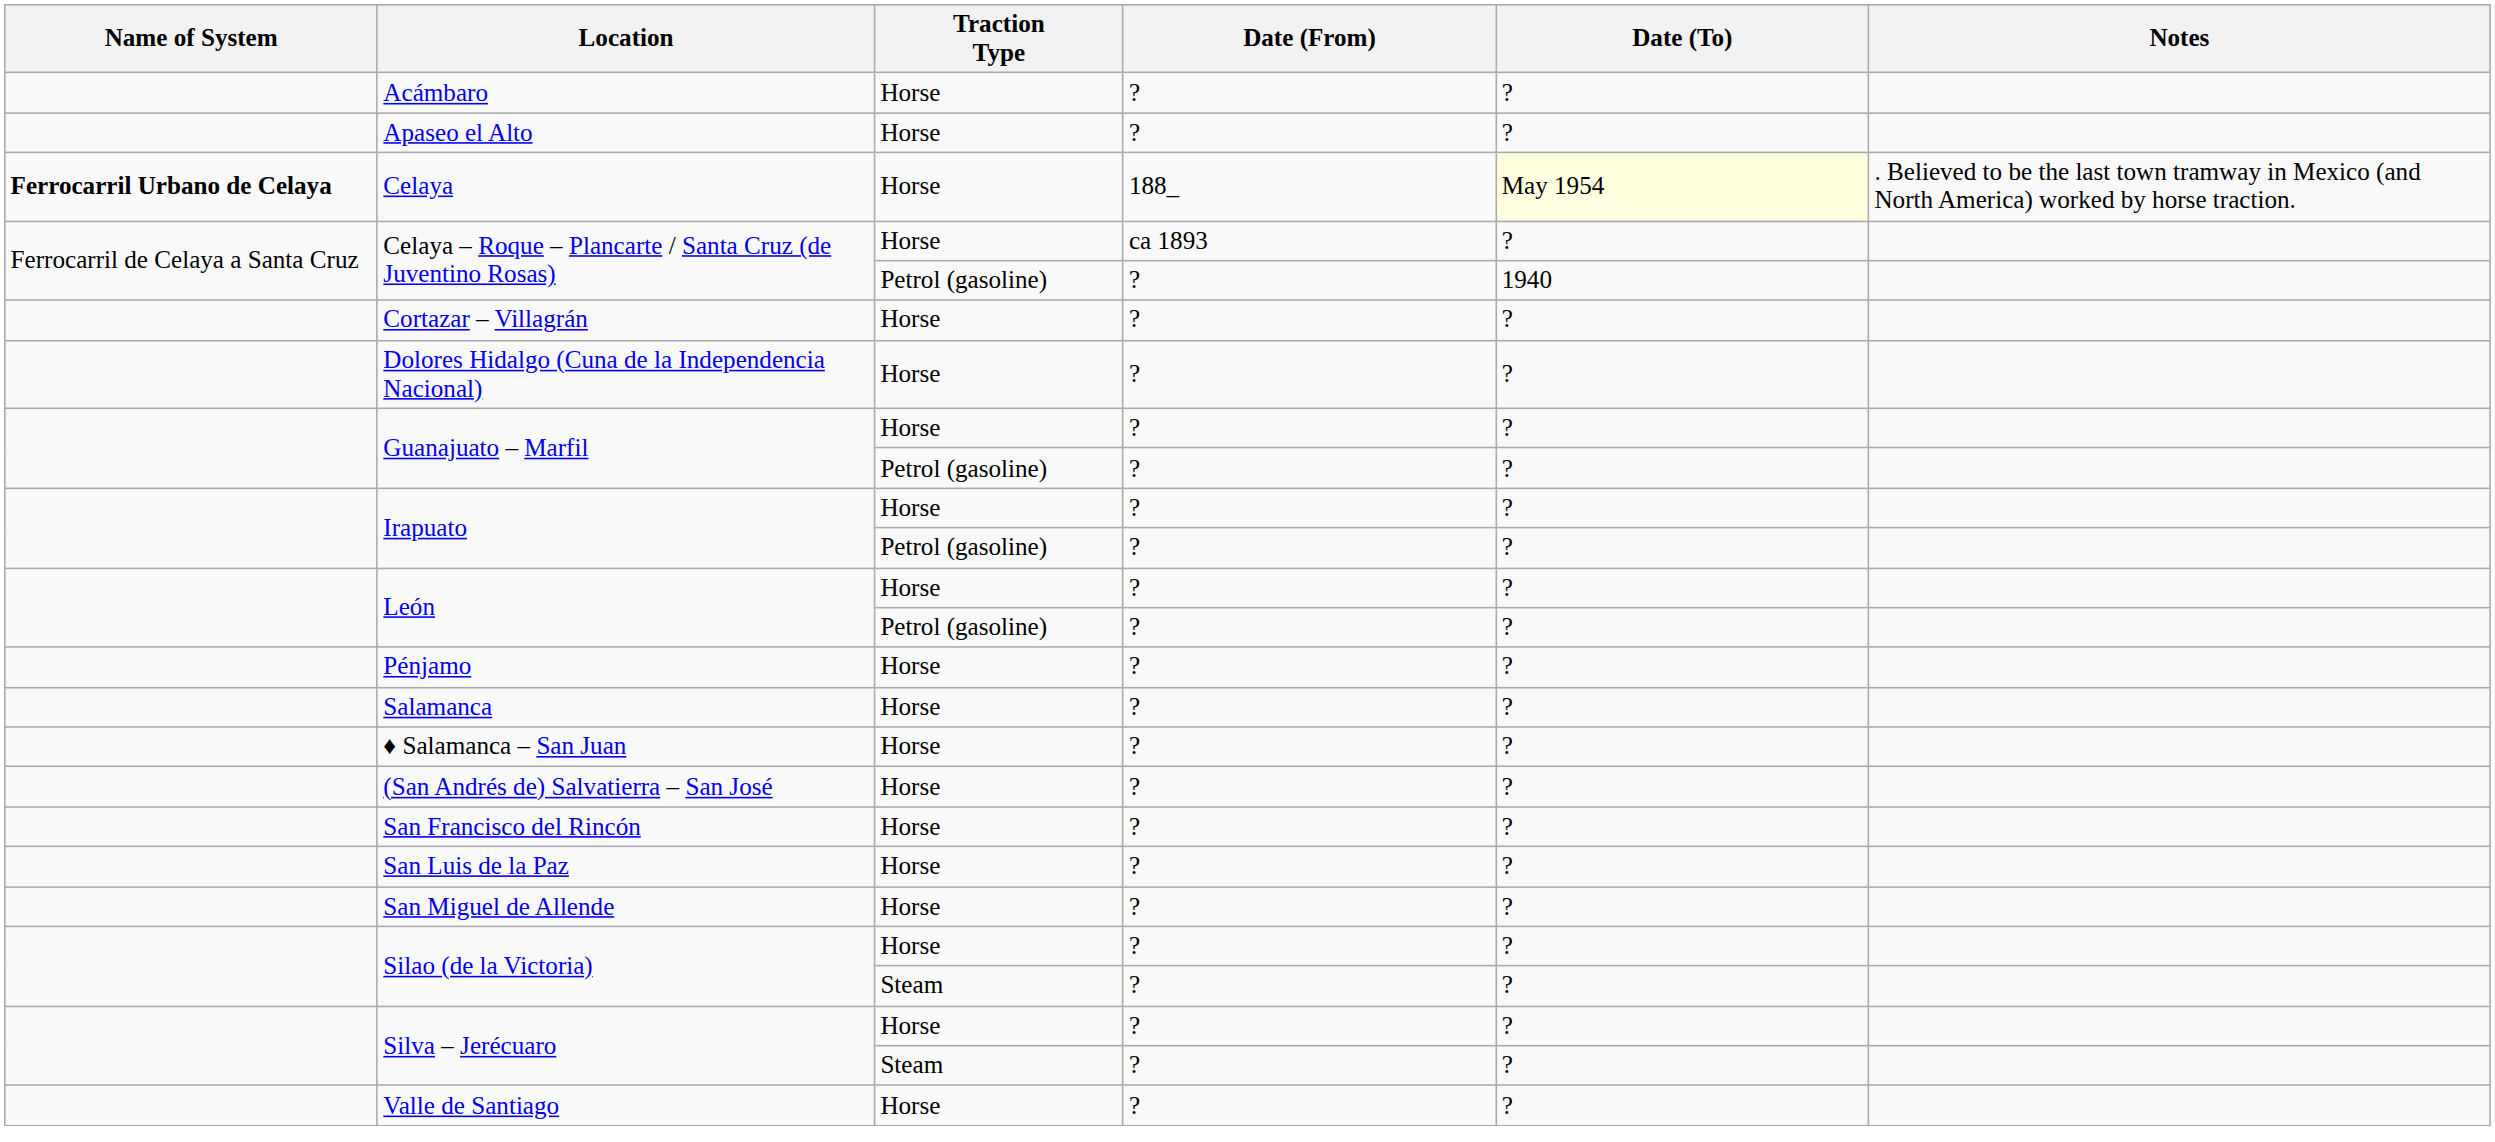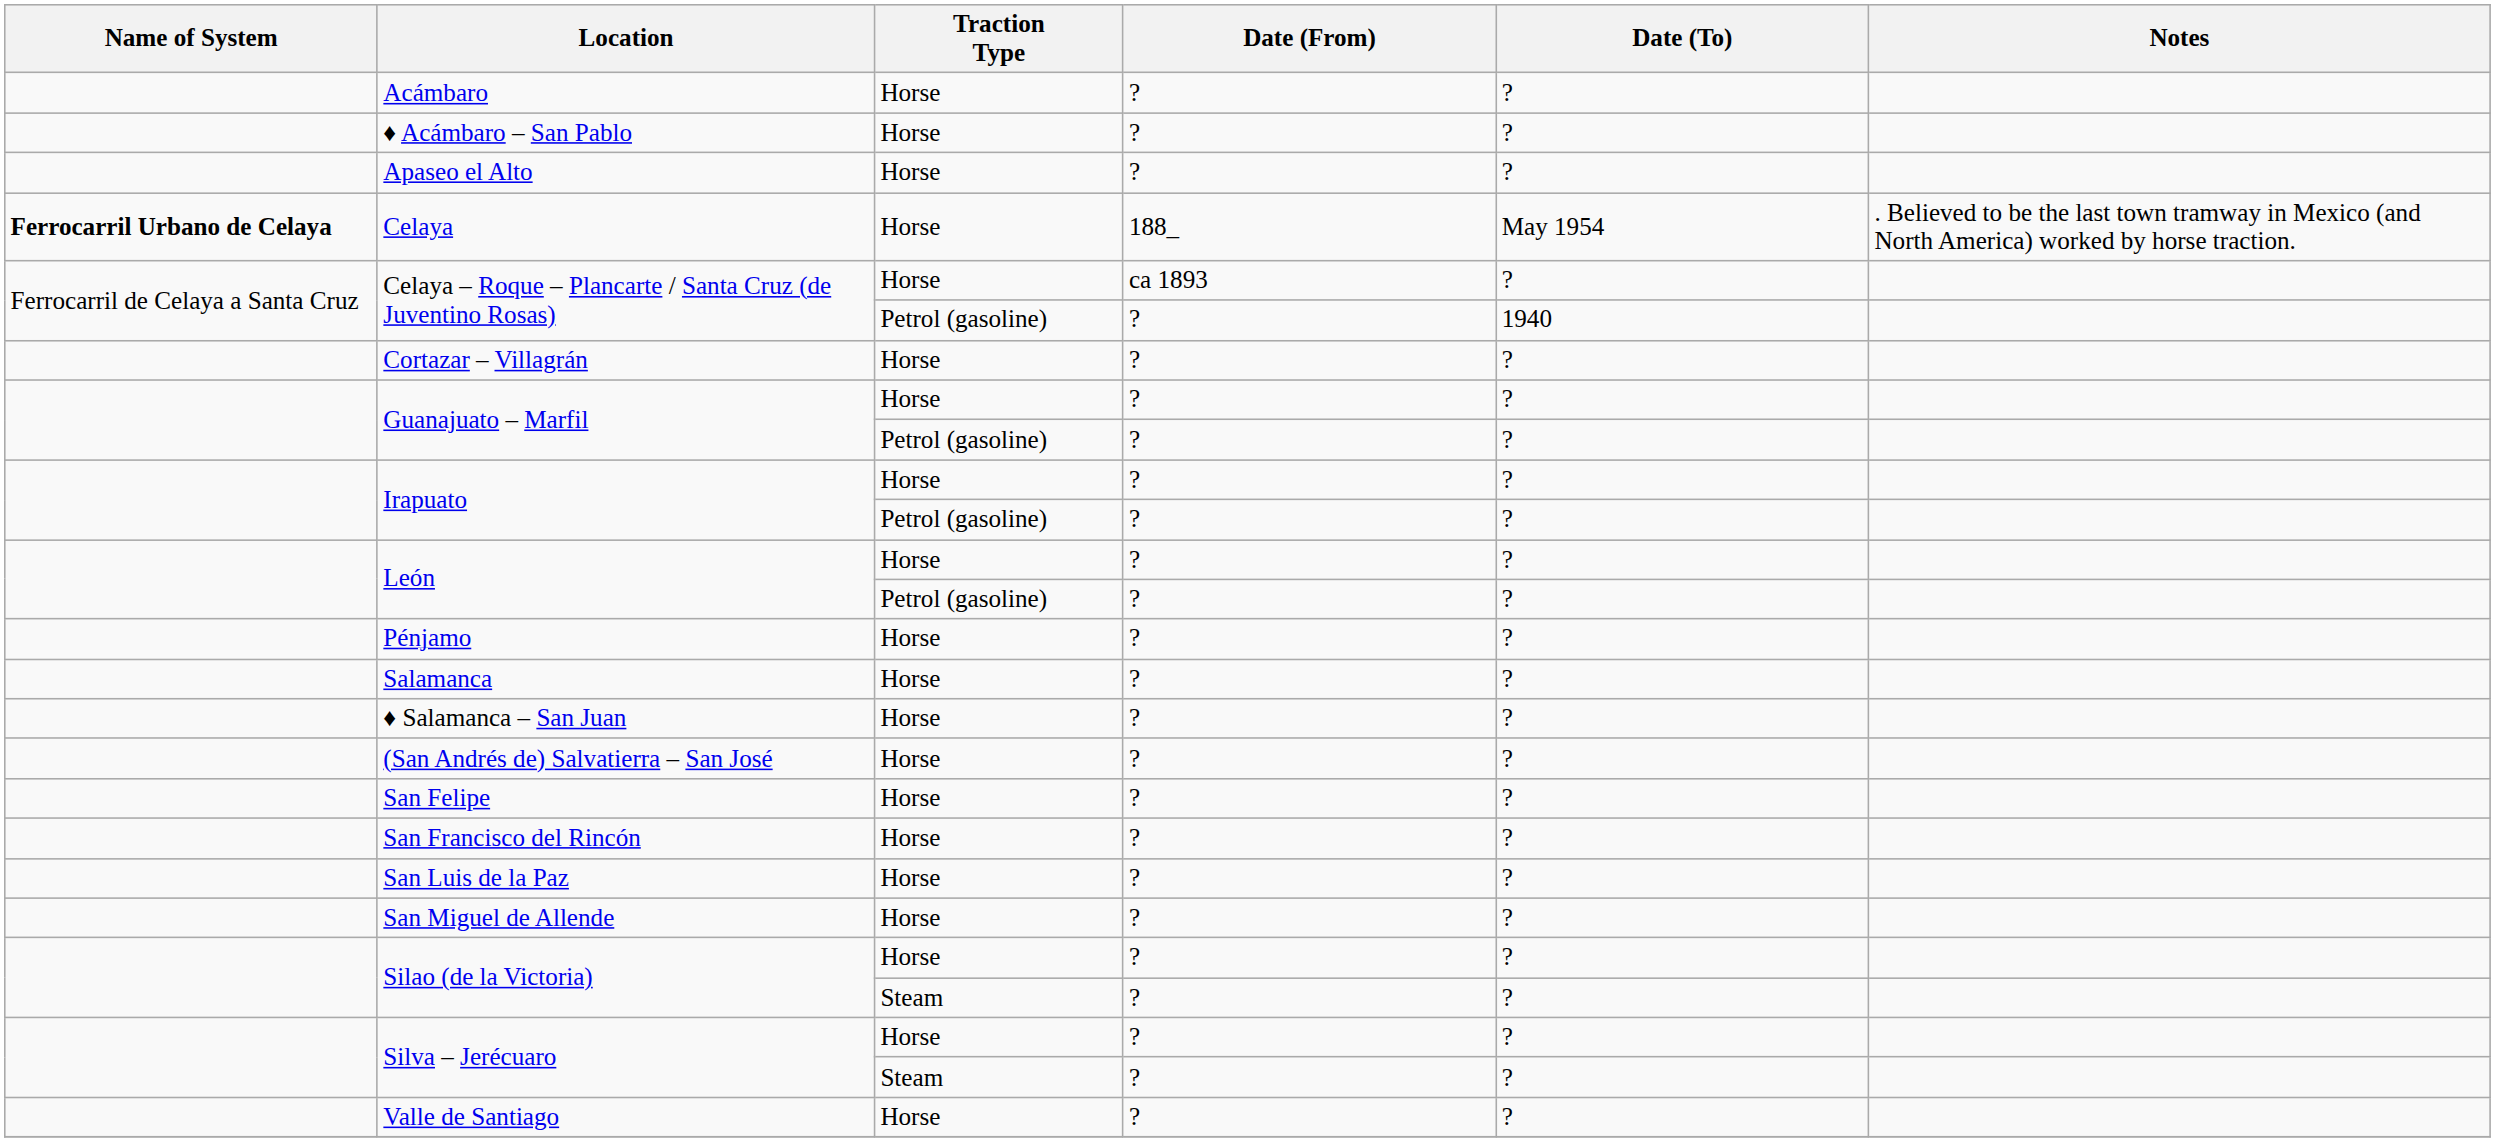+ row: (508, 132)
(1553, 186) lightyellow background -> (1553, 226) no background
- row: (604, 373)
+ row: (437, 798)
